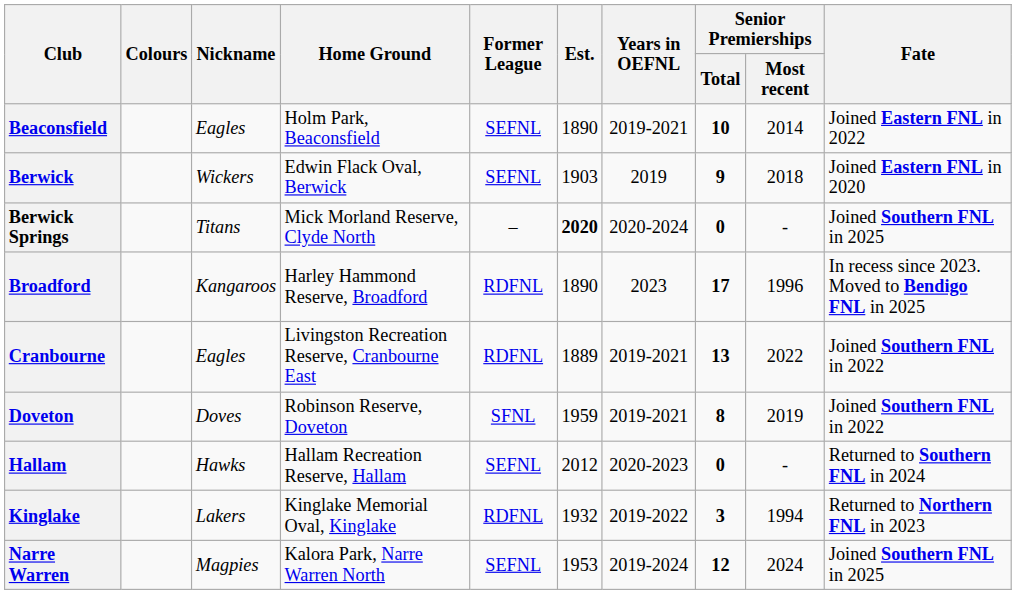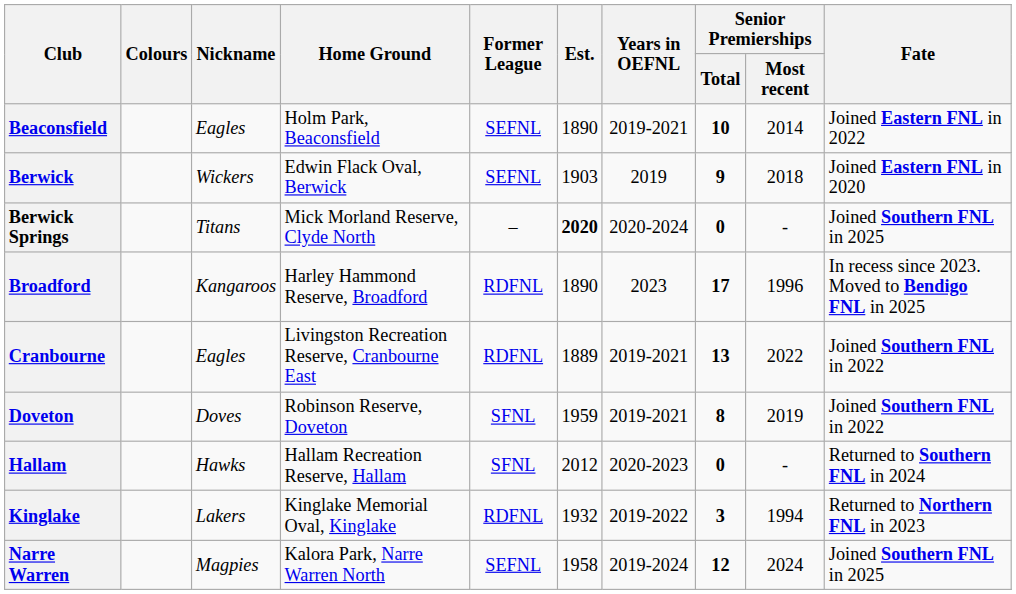(513, 465) SEFNL -> (513, 465) SFNL
(580, 564) 1953 -> (580, 564) 1958
